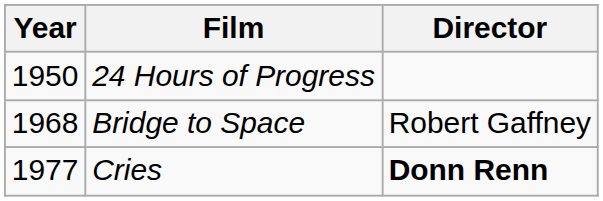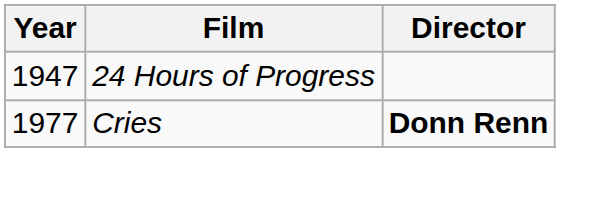(45, 75) 1950 -> (45, 75) 1947
- row: (199, 123)
